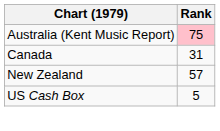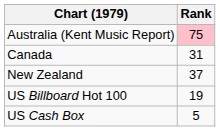(196, 75) 57 -> (196, 75) 37
+ row: (67, 95)
